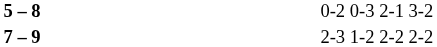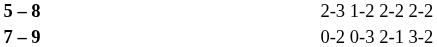(377, 11) 0-2 0-3 2-1 3-2 -> (377, 11) 2-3 1-2 2-2 2-2
(377, 37) 2-3 1-2 2-2 2-2 -> (377, 37) 0-2 0-3 2-1 3-2
